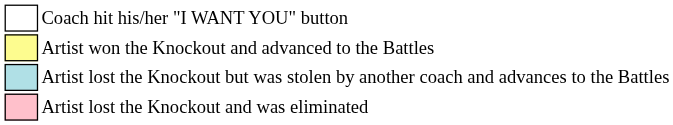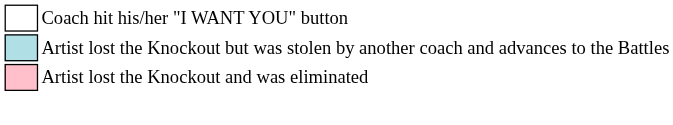- row: (238, 47)
